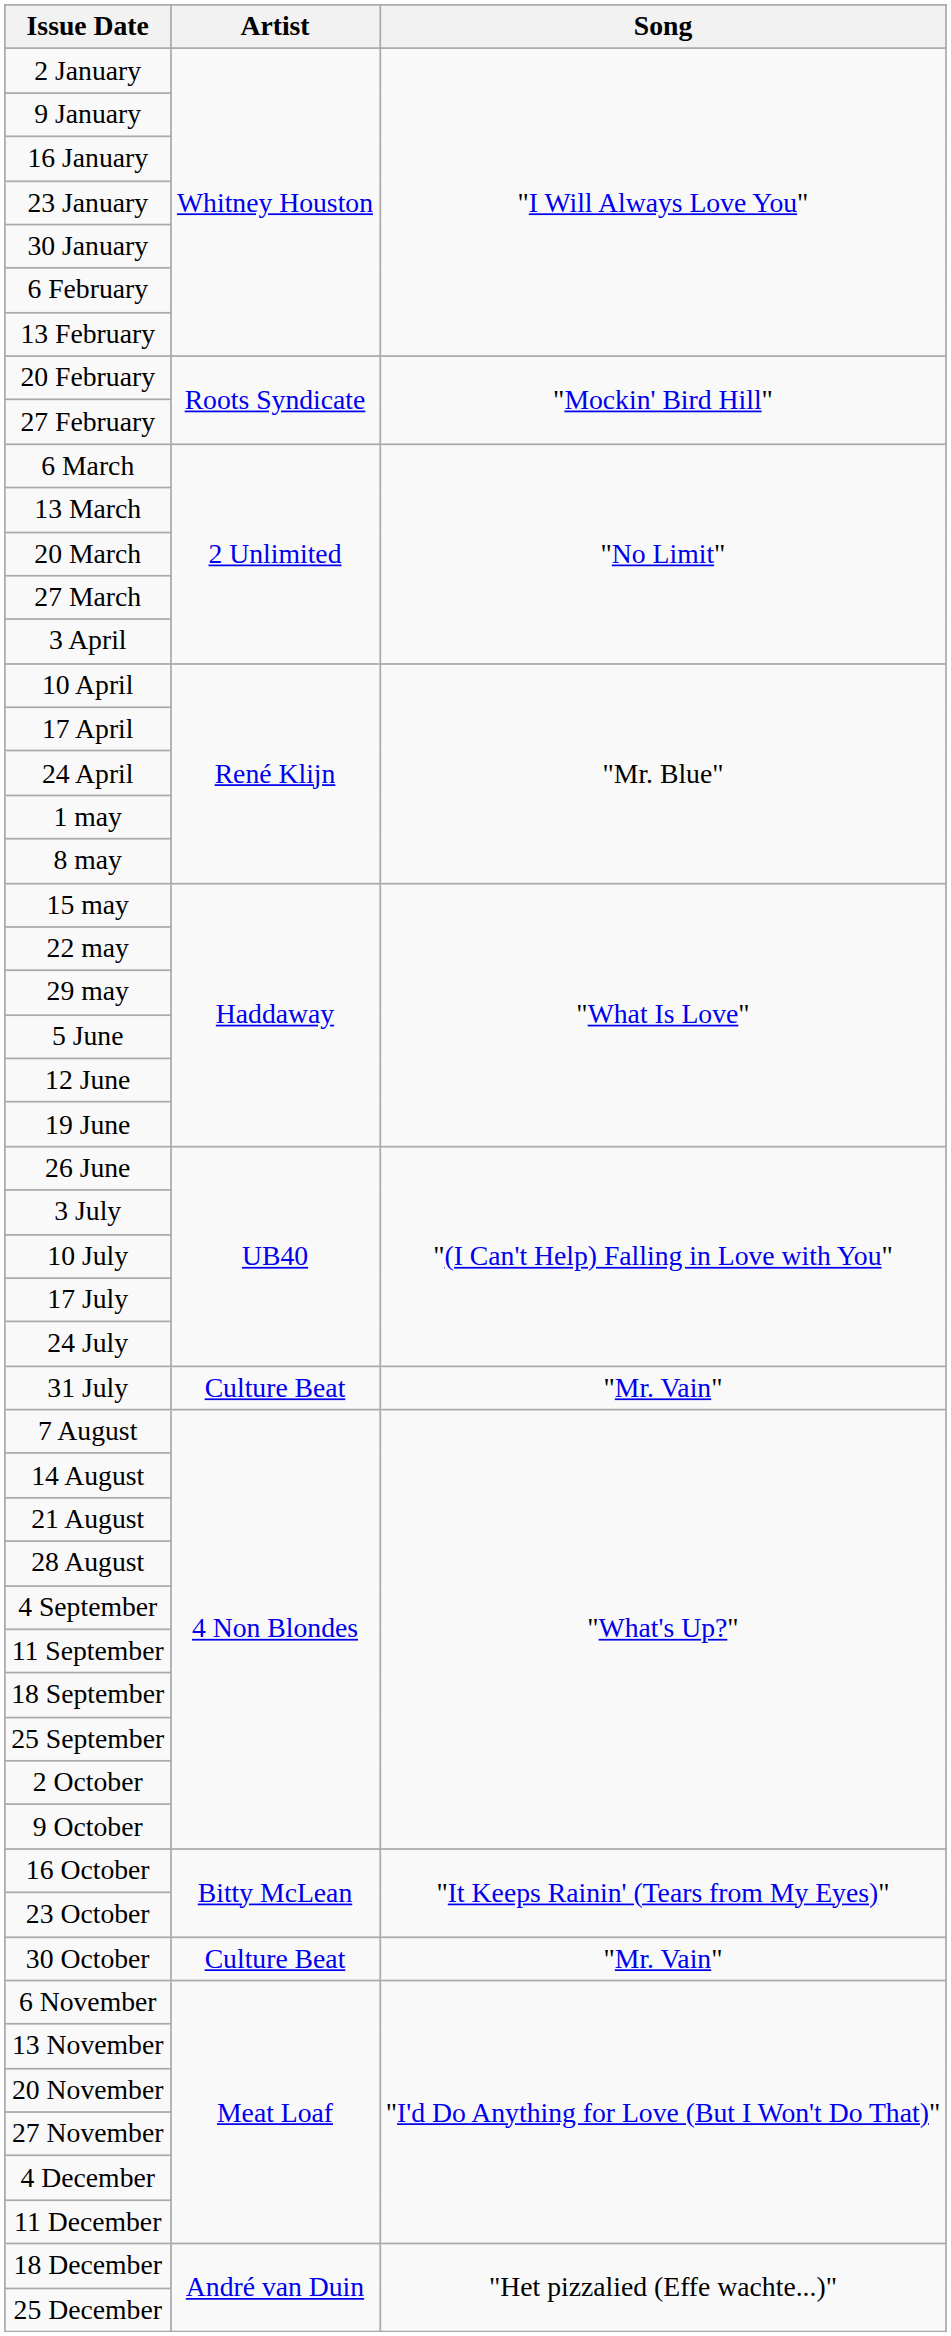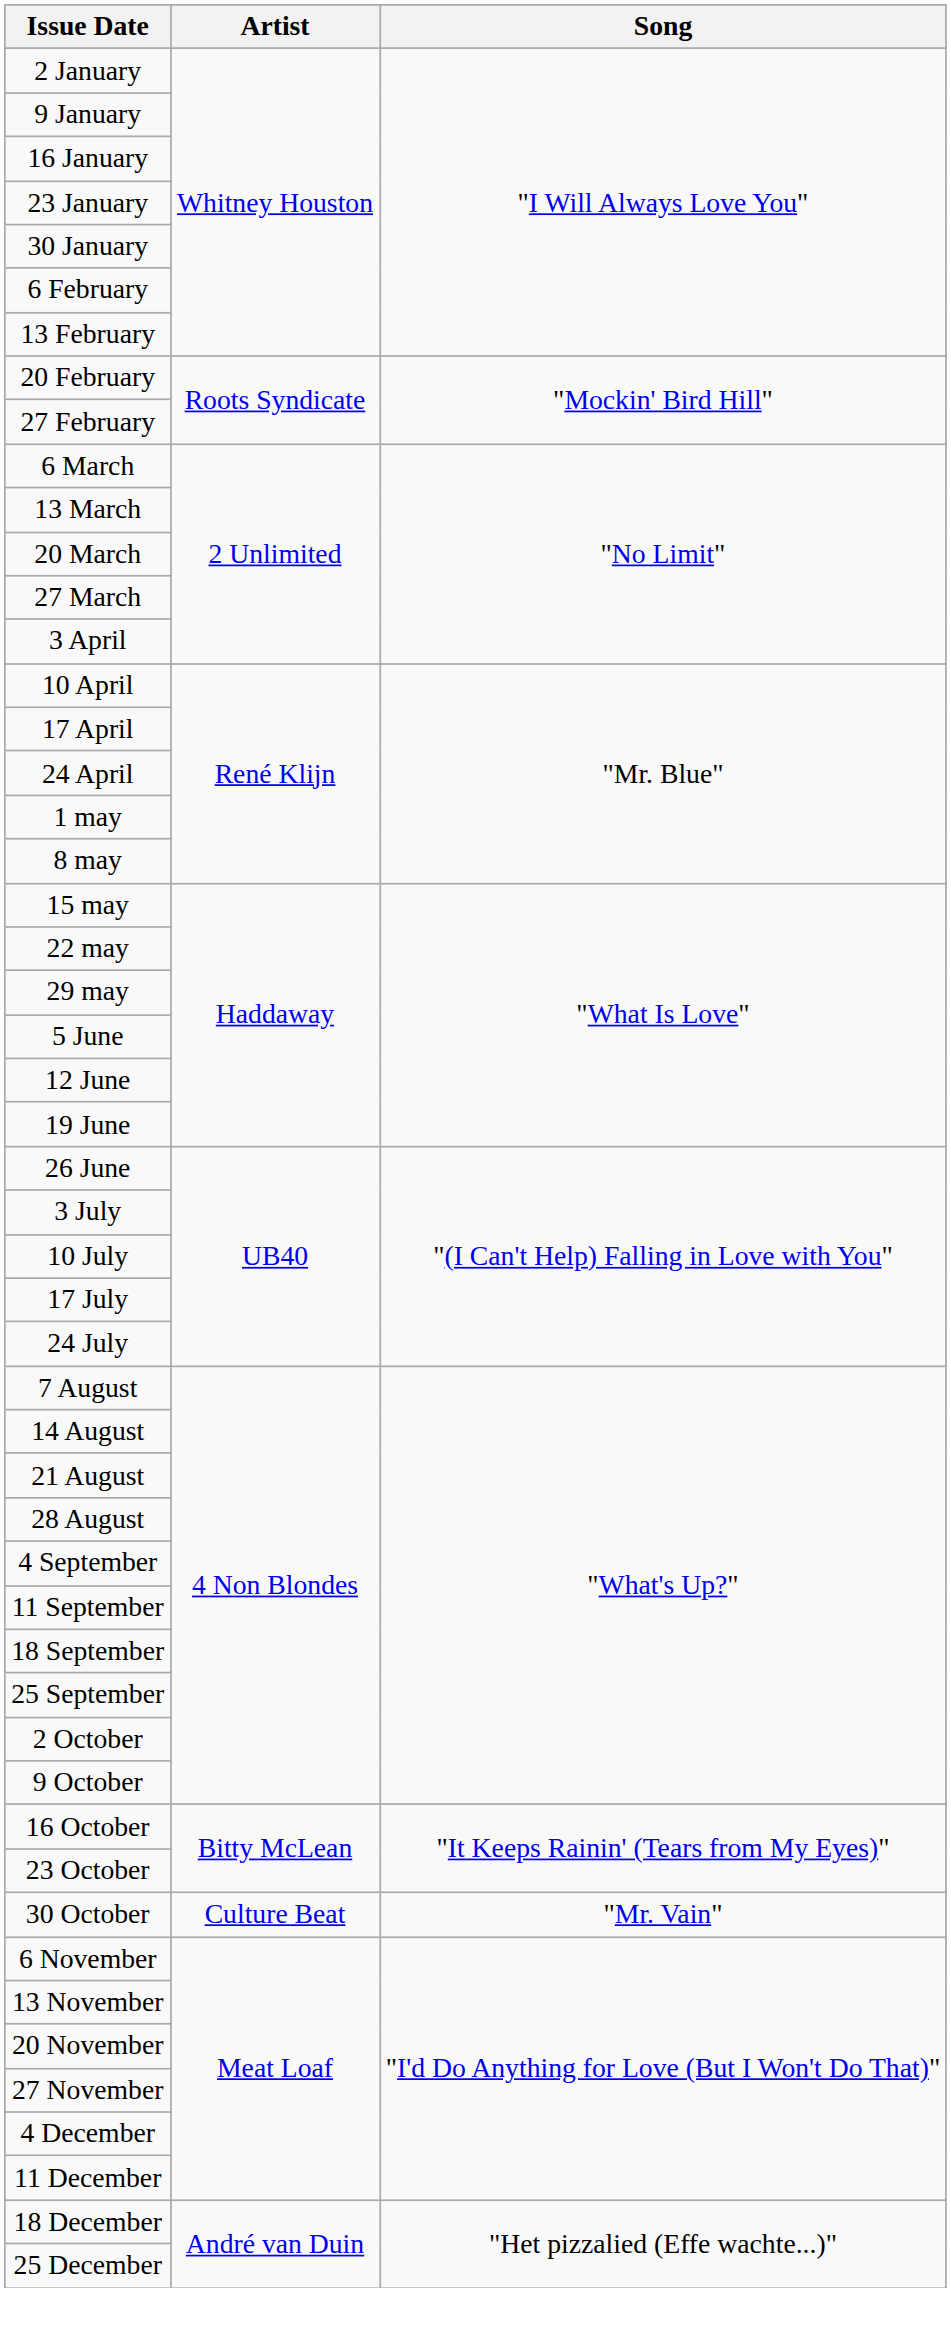- row: (88, 1387)
